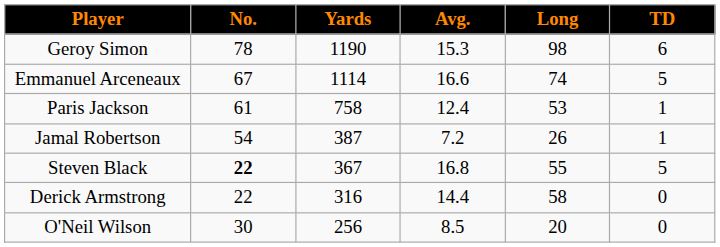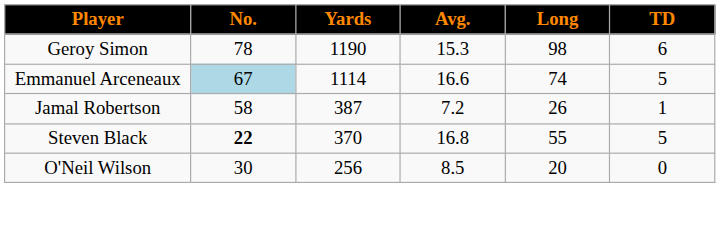(243, 78) no background -> (243, 78) lightblue background
- row: (98, 108)
(243, 138) 54 -> (243, 108) 58
(348, 167) 367 -> (348, 138) 370
- row: (98, 197)
